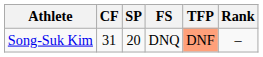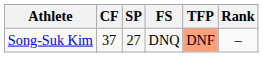(109, 40) 31 -> (109, 40) 37
(134, 40) 20 -> (134, 40) 27
